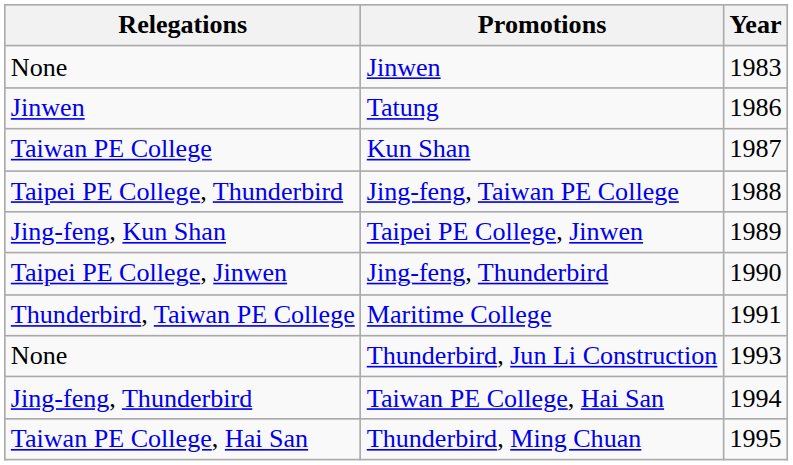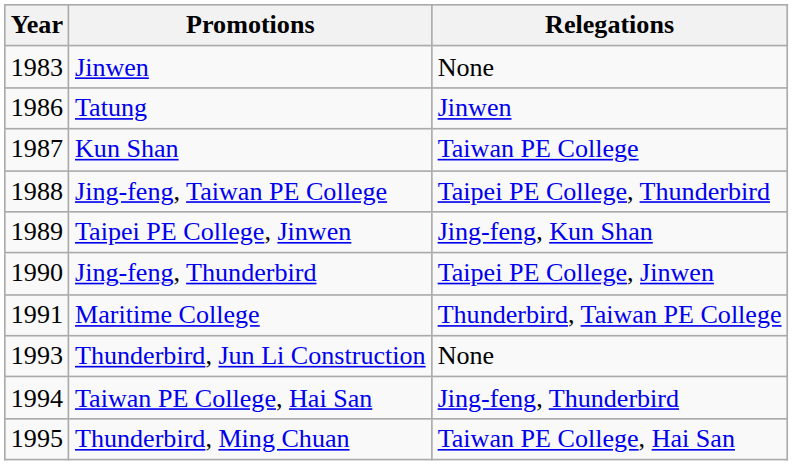columns swapped: (755, 25) <-> (183, 25)
